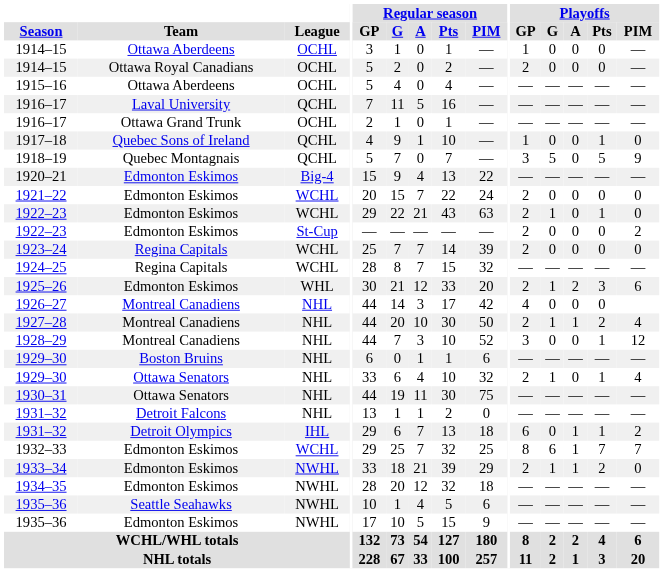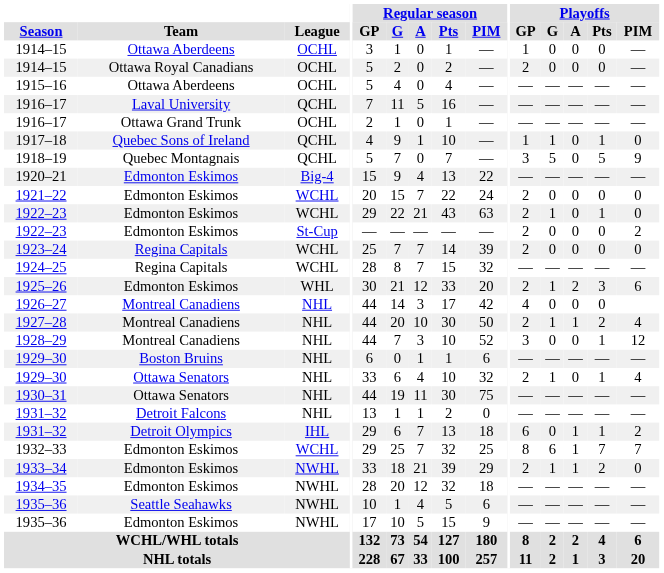(553, 140) 0 -> (553, 140) 1
